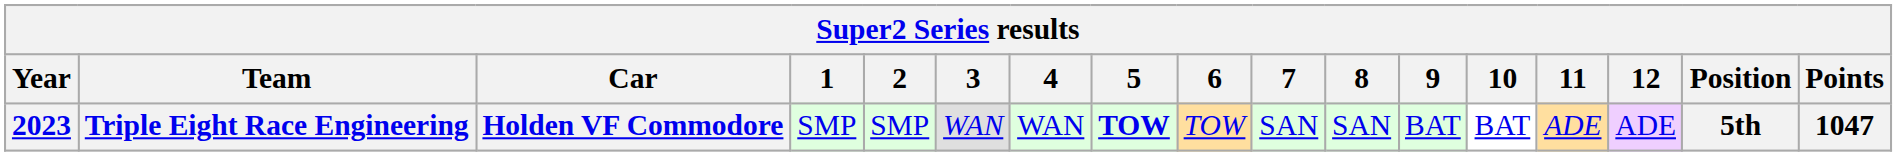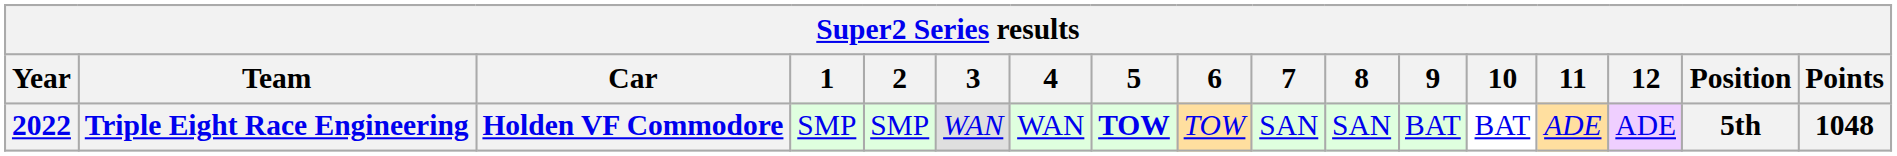(41, 126) 2023 -> (41, 126) 2022
(1845, 126) 1047 -> (1845, 126) 1048
